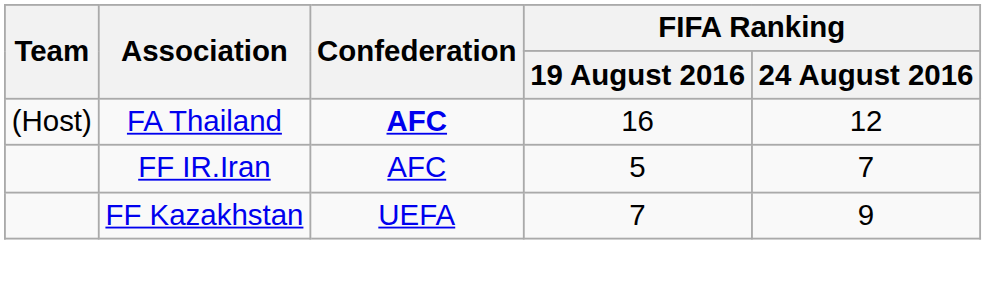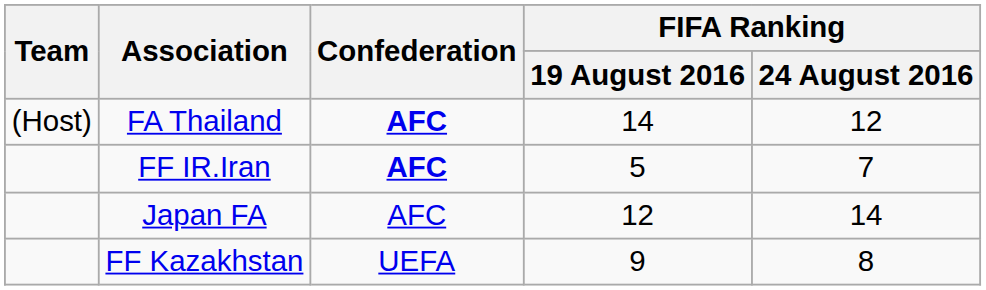(638, 121) 16 -> (638, 121) 14
(417, 167) normal -> (417, 167) bold
+ row: (204, 214)
(638, 214) 7 -> (638, 261) 9
(866, 214) 9 -> (866, 261) 8
